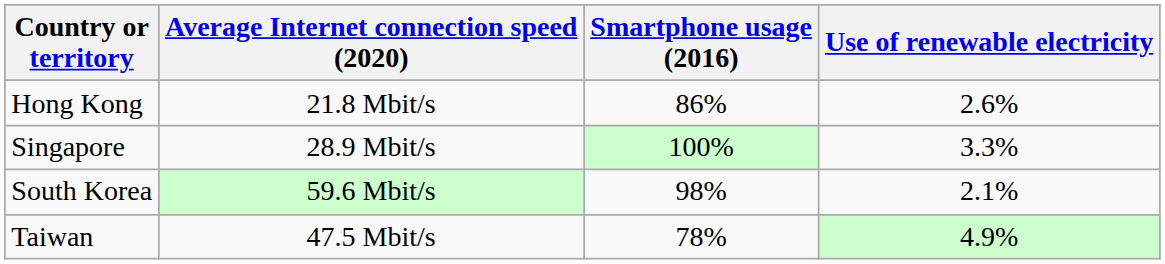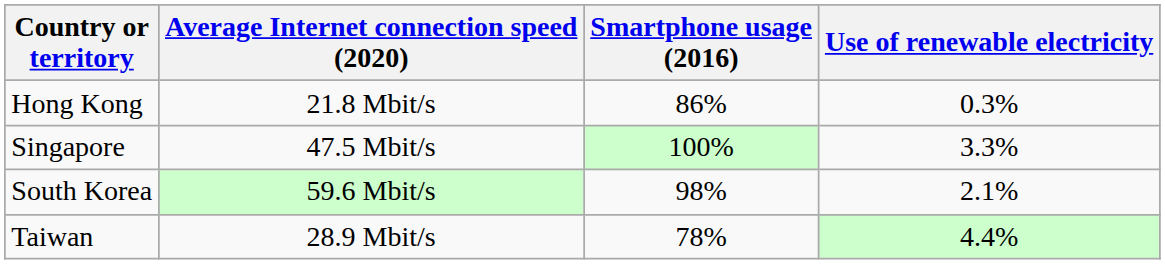(989, 102) 2.6% -> (989, 102) 0.3%
(371, 147) 28.9 Mbit/s -> (371, 147) 47.5 Mbit/s
(371, 235) 47.5 Mbit/s -> (371, 235) 28.9 Mbit/s
(989, 235) 4.9% -> (989, 235) 4.4%
